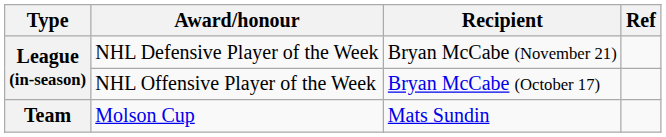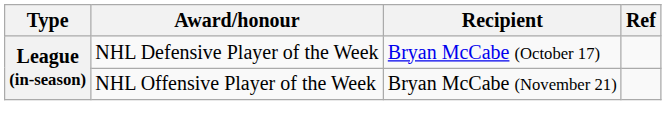(502, 52) Bryan McCabe (November 21) -> (494, 52) Bryan McCabe (October 17)
(494, 83) Bryan McCabe (October 17) -> (502, 83) Bryan McCabe (November 21)
- row: (145, 115)
